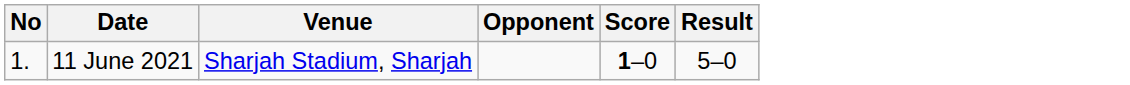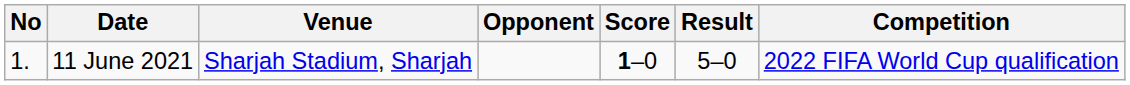+ column: (941, 23)
